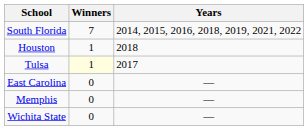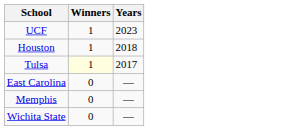- row: (37, 30)
+ row: (36, 30)
